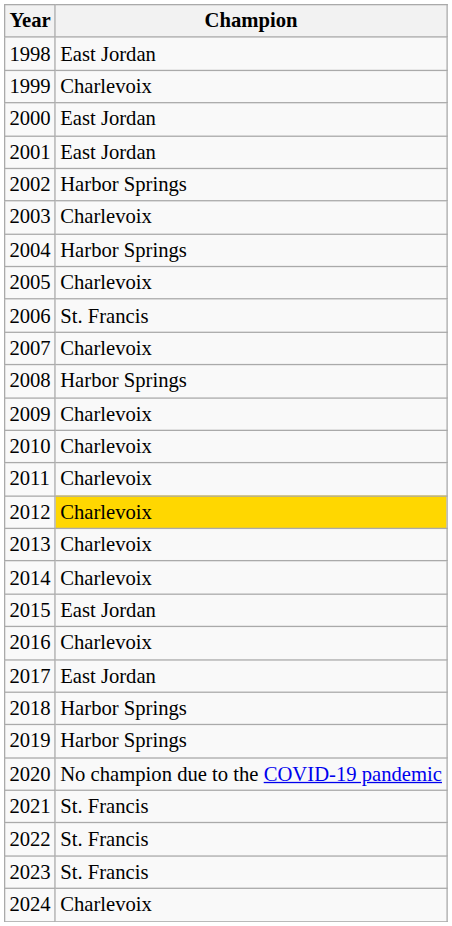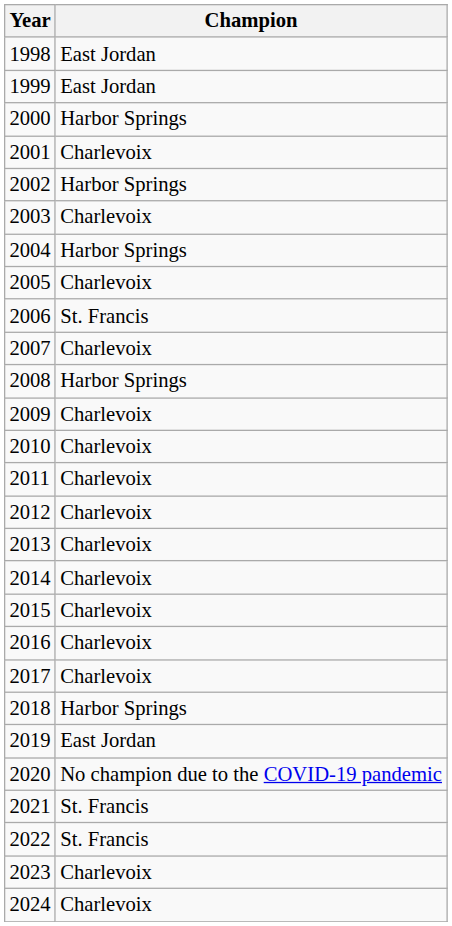(106, 86) Charlevoix -> (108, 86) East Jordan
(108, 119) East Jordan -> (124, 119) Harbor Springs
(108, 151) East Jordan -> (106, 151) Charlevoix
(106, 511) gold background -> (106, 511) no background
(108, 610) East Jordan -> (106, 610) Charlevoix
(108, 675) East Jordan -> (106, 675) Charlevoix
(124, 741) Harbor Springs -> (108, 741) East Jordan
(104, 871) St. Francis -> (106, 871) Charlevoix
